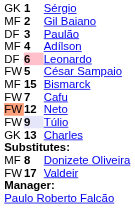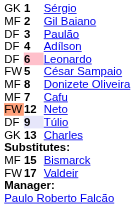(12, 46) MF -> (12, 46) DF
rows swapped: (87, 160) <-> (67, 84)
(13, 97) FW -> (12, 97) MF
(13, 122) FW -> (12, 122) DF
